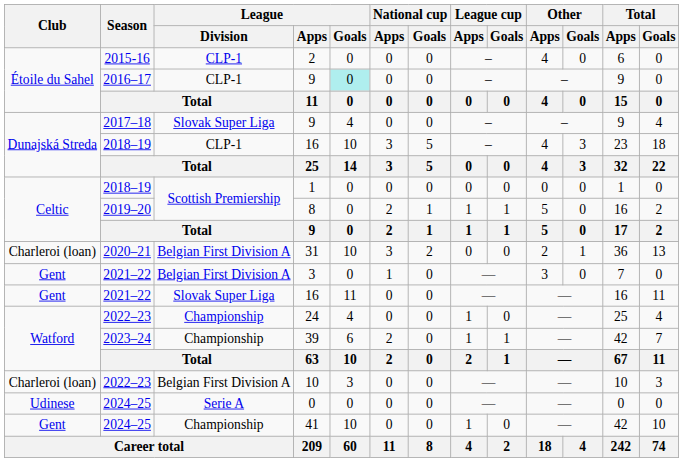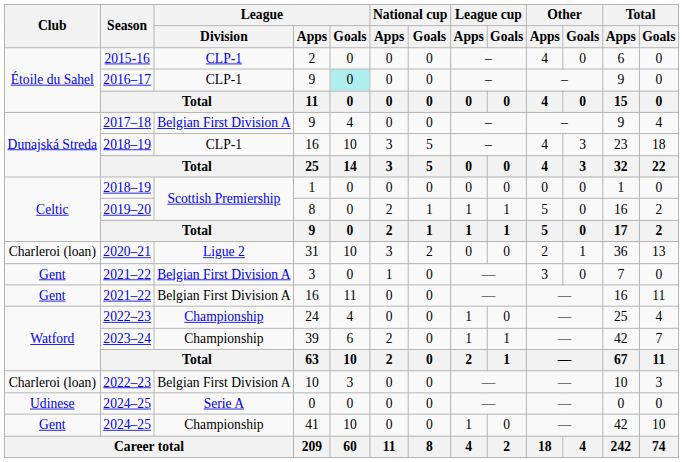(224, 123) Slovak Super Liga -> (224, 123) Belgian First Division A
(224, 252) Belgian First Division A -> (224, 252) Ligue 2
(224, 295) Slovak Super Liga -> (224, 295) Belgian First Division A
